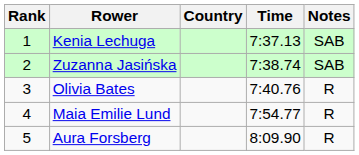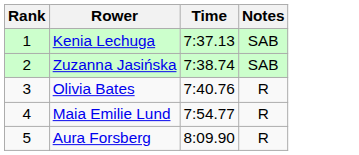- column: (213, 16)
